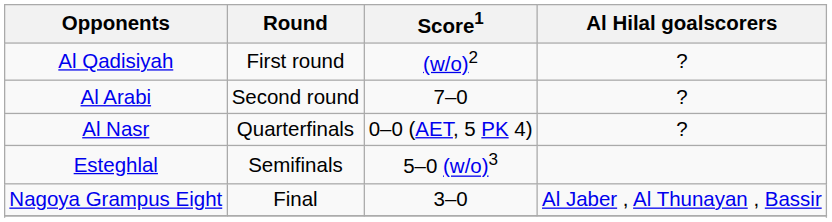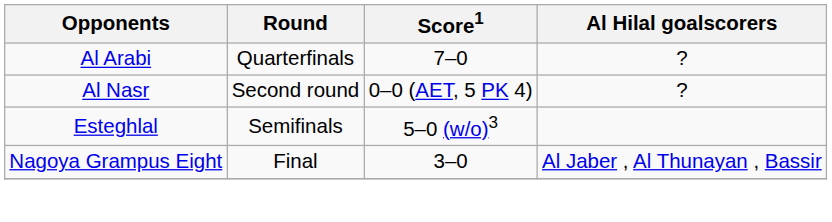- row: (116, 61)
(295, 96) Second round -> (295, 58) Quarterfinals
(295, 129) Quarterfinals -> (295, 91) Second round
